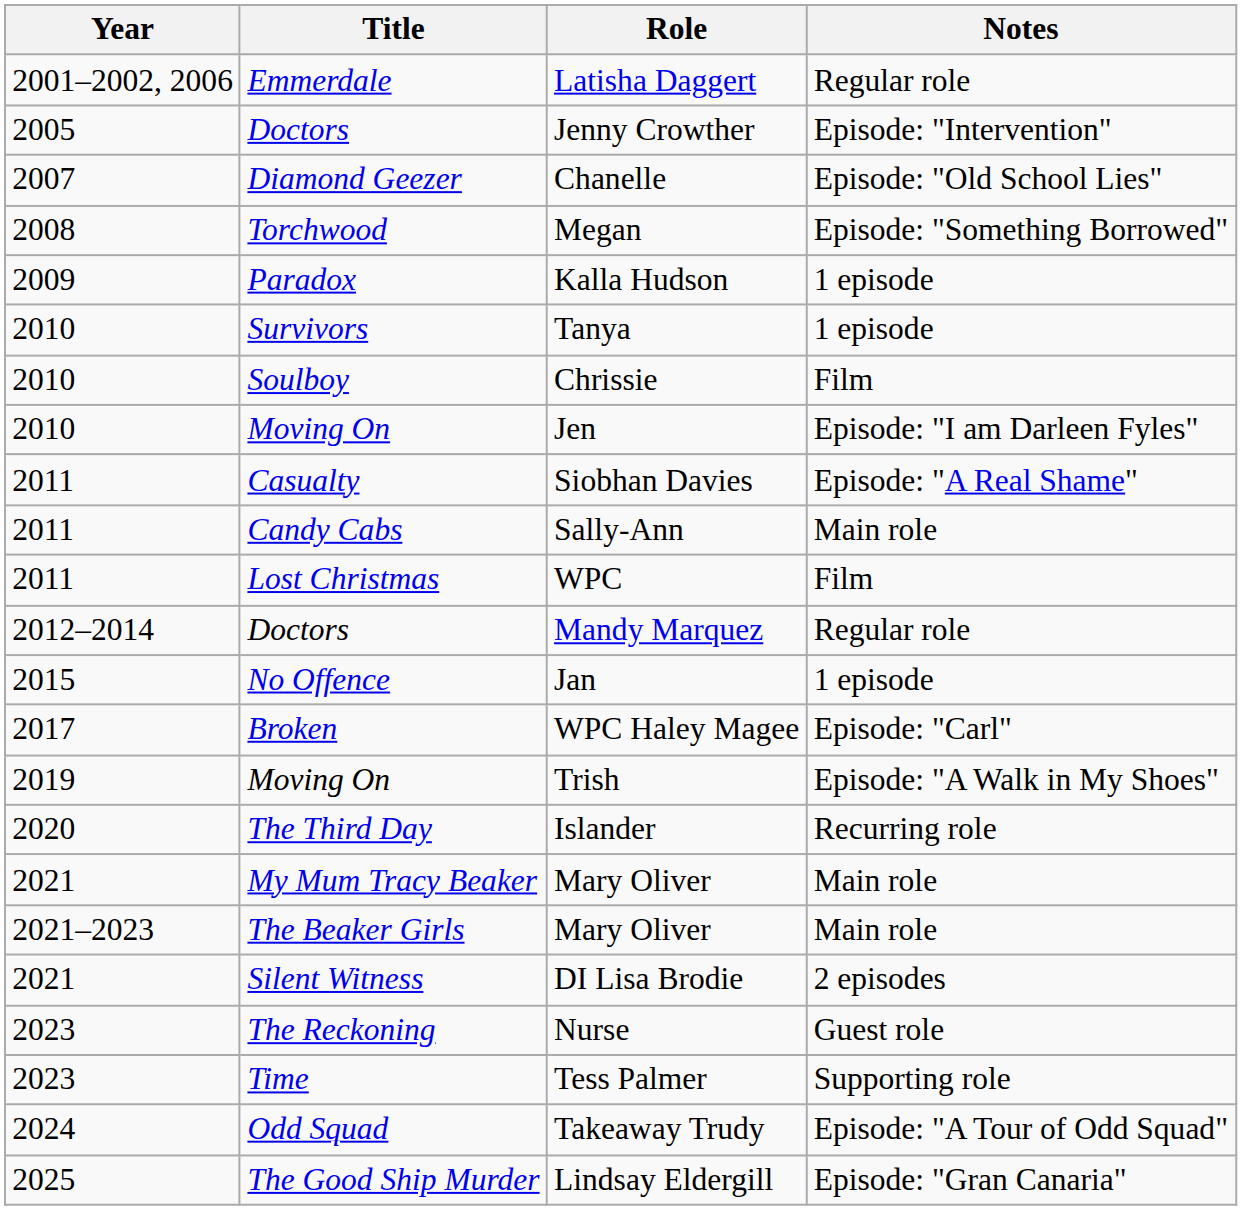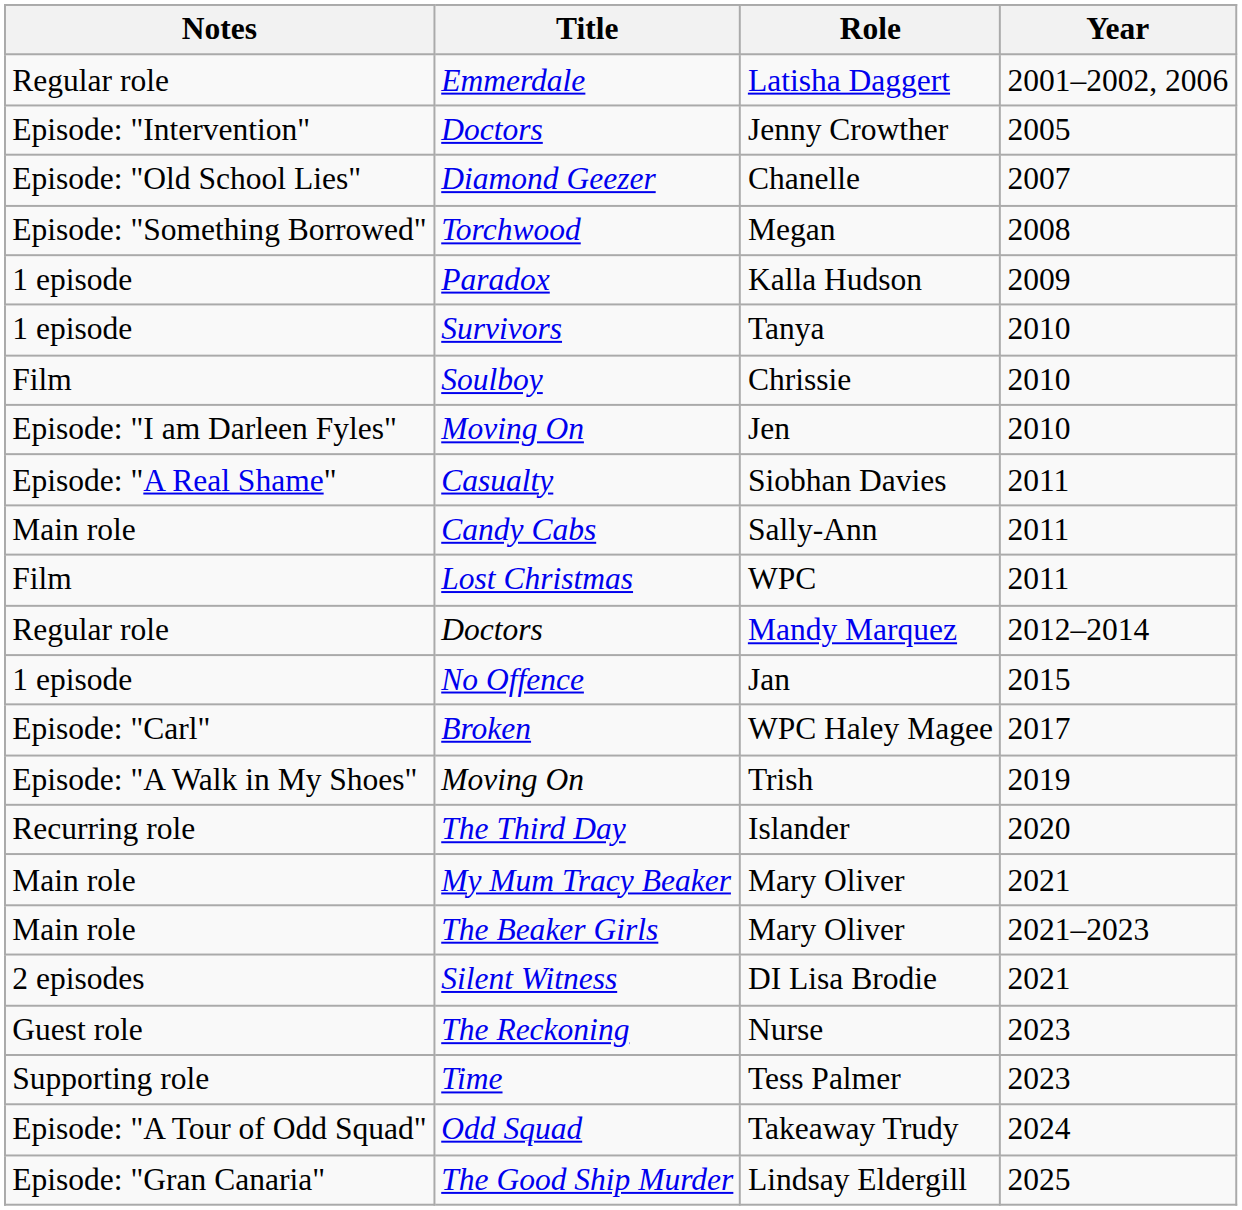columns swapped: (123, 29) <-> (1021, 29)
